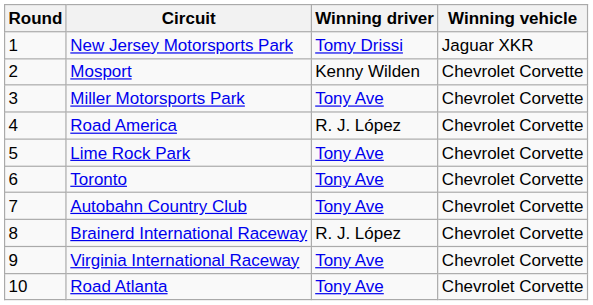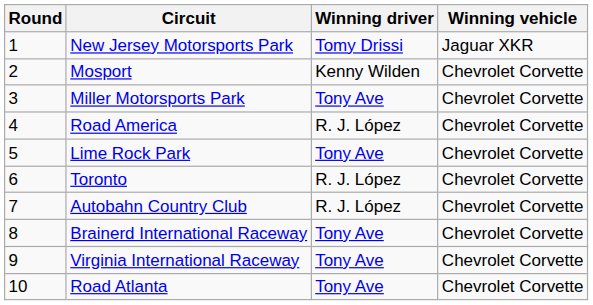(349, 179) Tony Ave -> (358, 179) R. J. López
(349, 206) Tony Ave -> (358, 206) R. J. López
(358, 233) R. J. López -> (349, 233) Tony Ave
